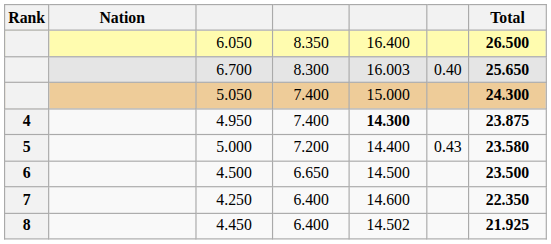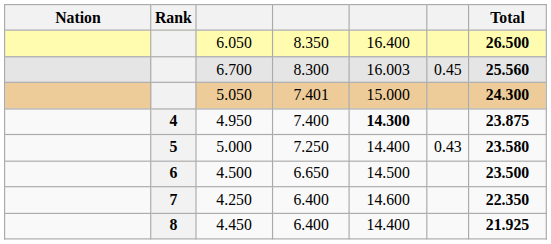columns swapped: (27, 17) <-> (122, 17)
(448, 69) 0.40 -> (448, 69) 0.45
(508, 69) 25.650 -> (508, 69) 25.560
(311, 95) 7.400 -> (311, 95) 7.401
(311, 147) 7.200 -> (311, 147) 7.250
(388, 225) 14.502 -> (388, 225) 14.400
